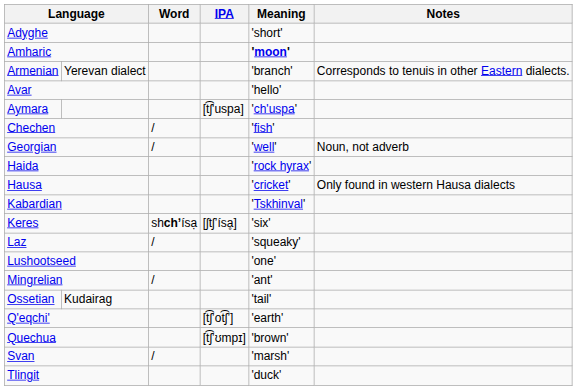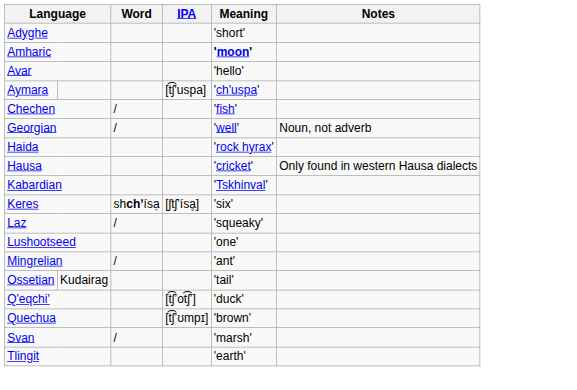- row: (33, 71)
(267, 318) 'earth' -> (229, 299) 'duck'
(266, 375) 'duck' -> (230, 356) 'earth'
